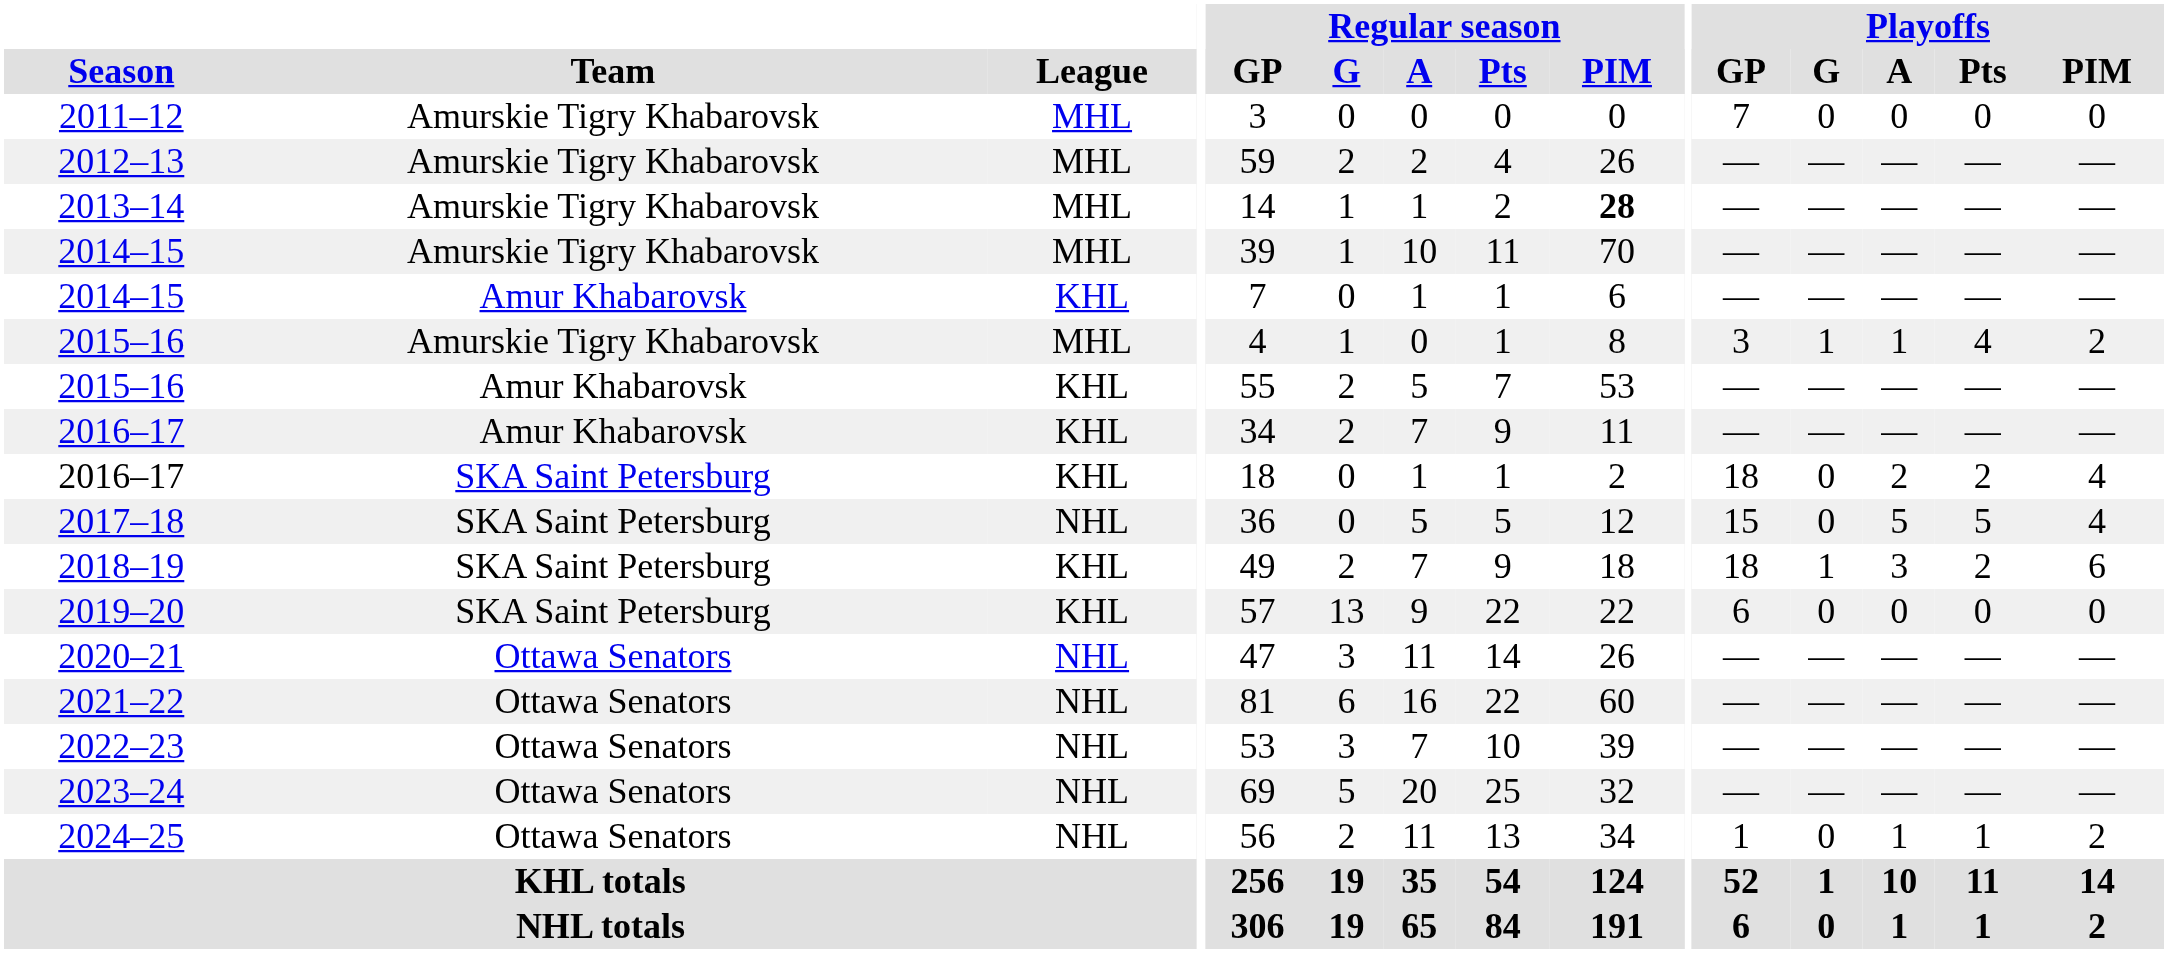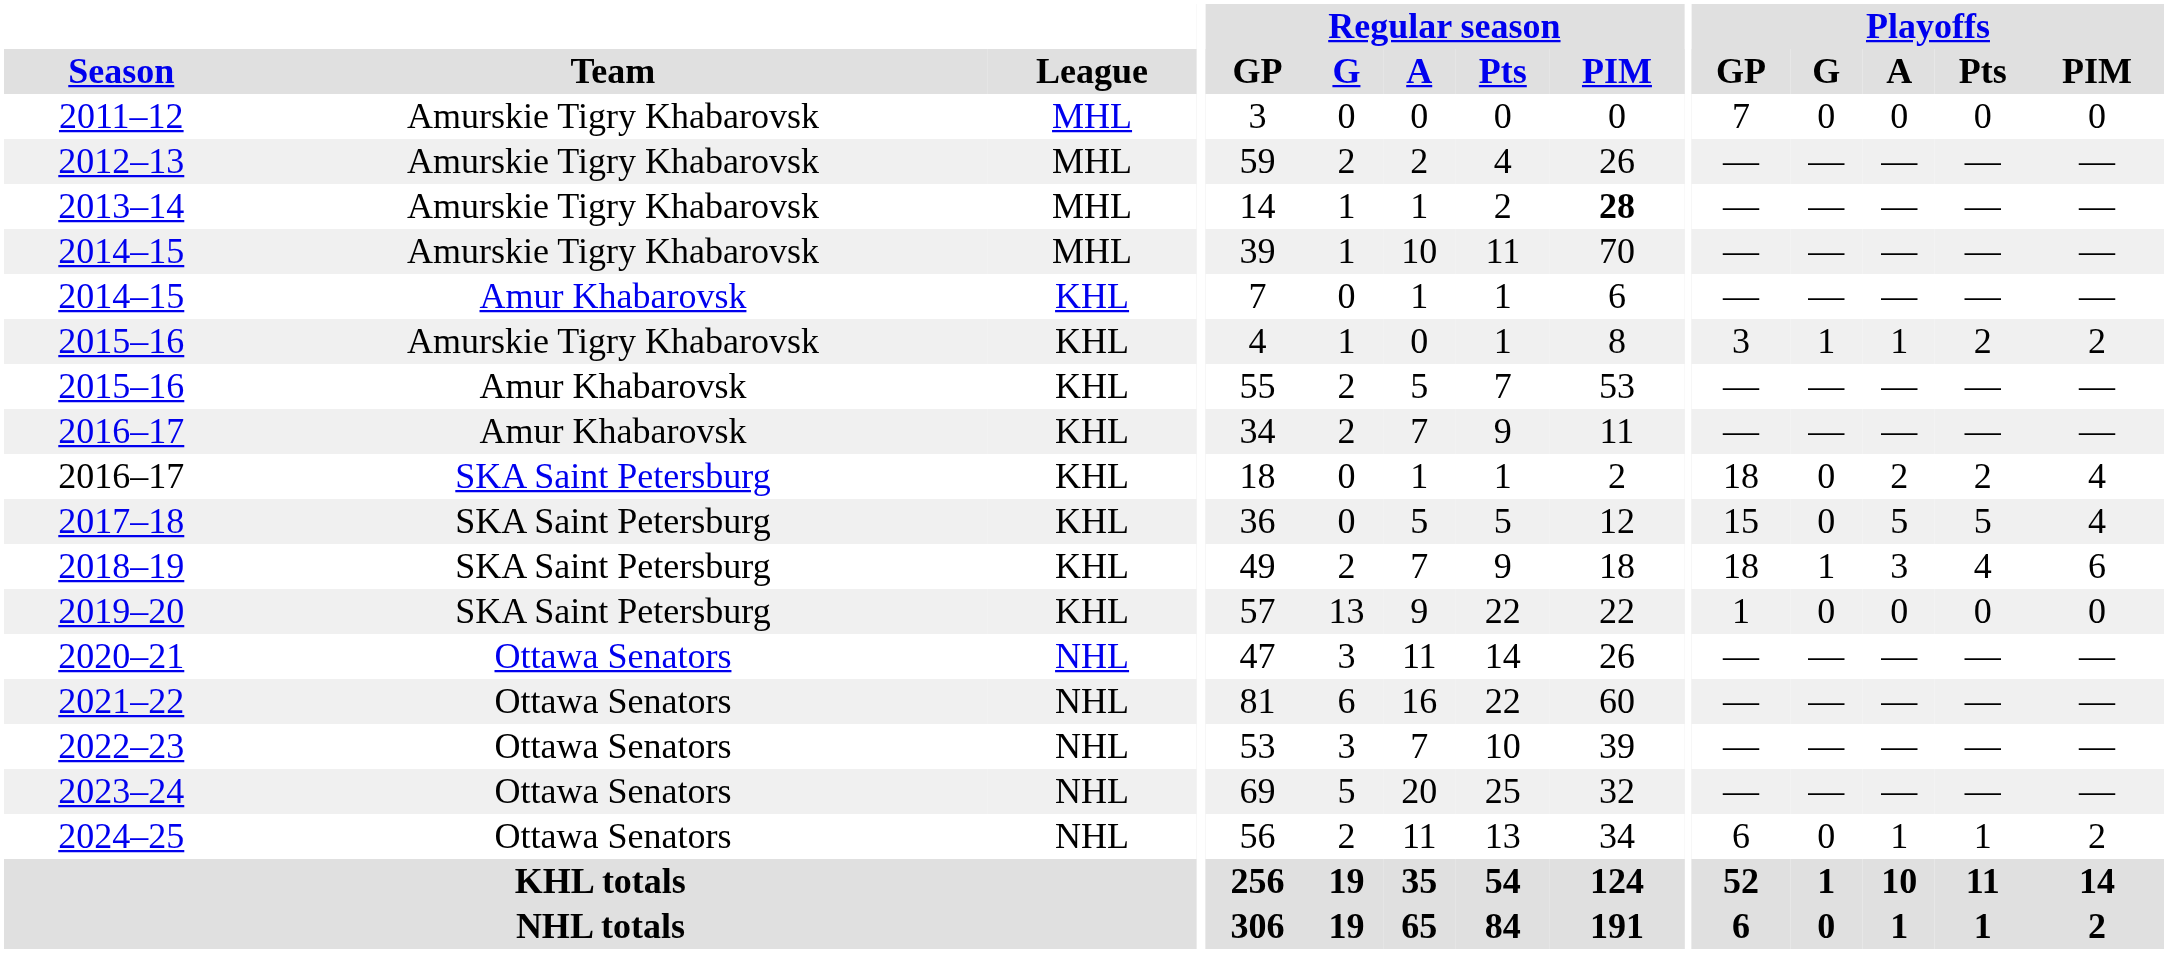(1092, 340) MHL -> (1092, 340) KHL
(1983, 340) 4 -> (1983, 340) 2
(1092, 520) NHL -> (1092, 520) KHL
(1983, 565) 2 -> (1983, 565) 4
(1741, 610) 6 -> (1741, 610) 1
(1741, 835) 1 -> (1741, 835) 6
